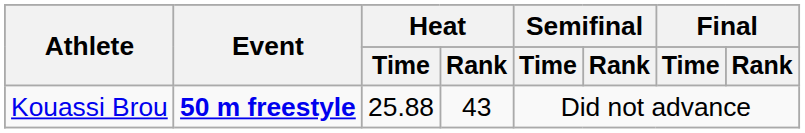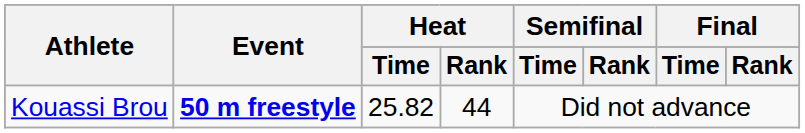(401, 107) 25.88 -> (401, 107) 25.82
(477, 107) 43 -> (477, 107) 44
